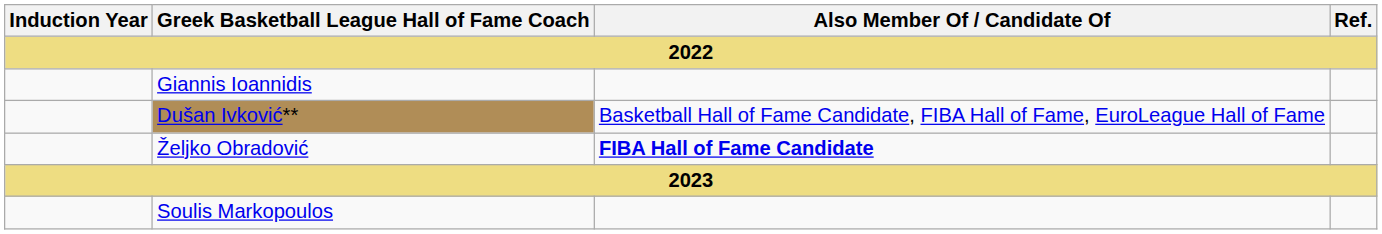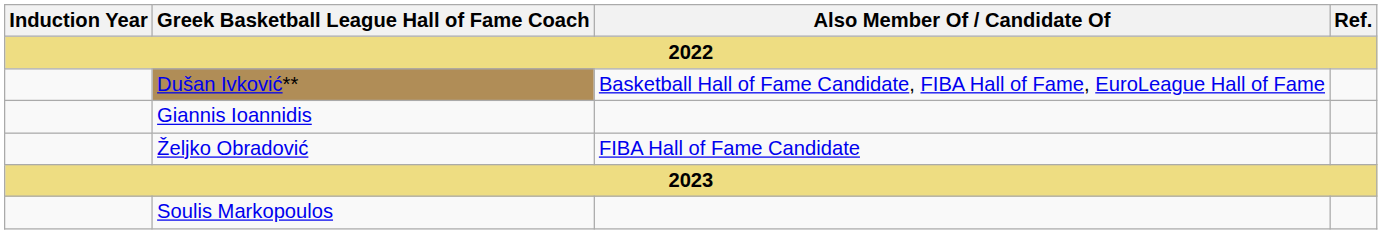rows swapped: (234, 84) <-> (228, 116)
(736, 148) bold -> (729, 148) normal
